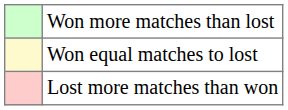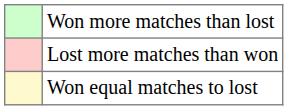rows swapped: (152, 54) <-> (163, 87)
